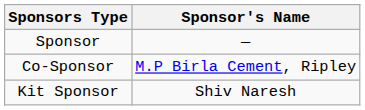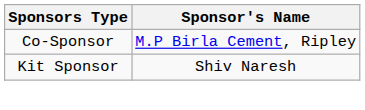- row: (68, 42)
